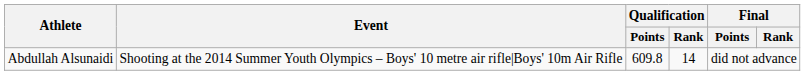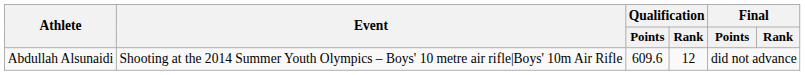(647, 59) 609.8 -> (647, 59) 609.6
(688, 59) 14 -> (688, 59) 12
